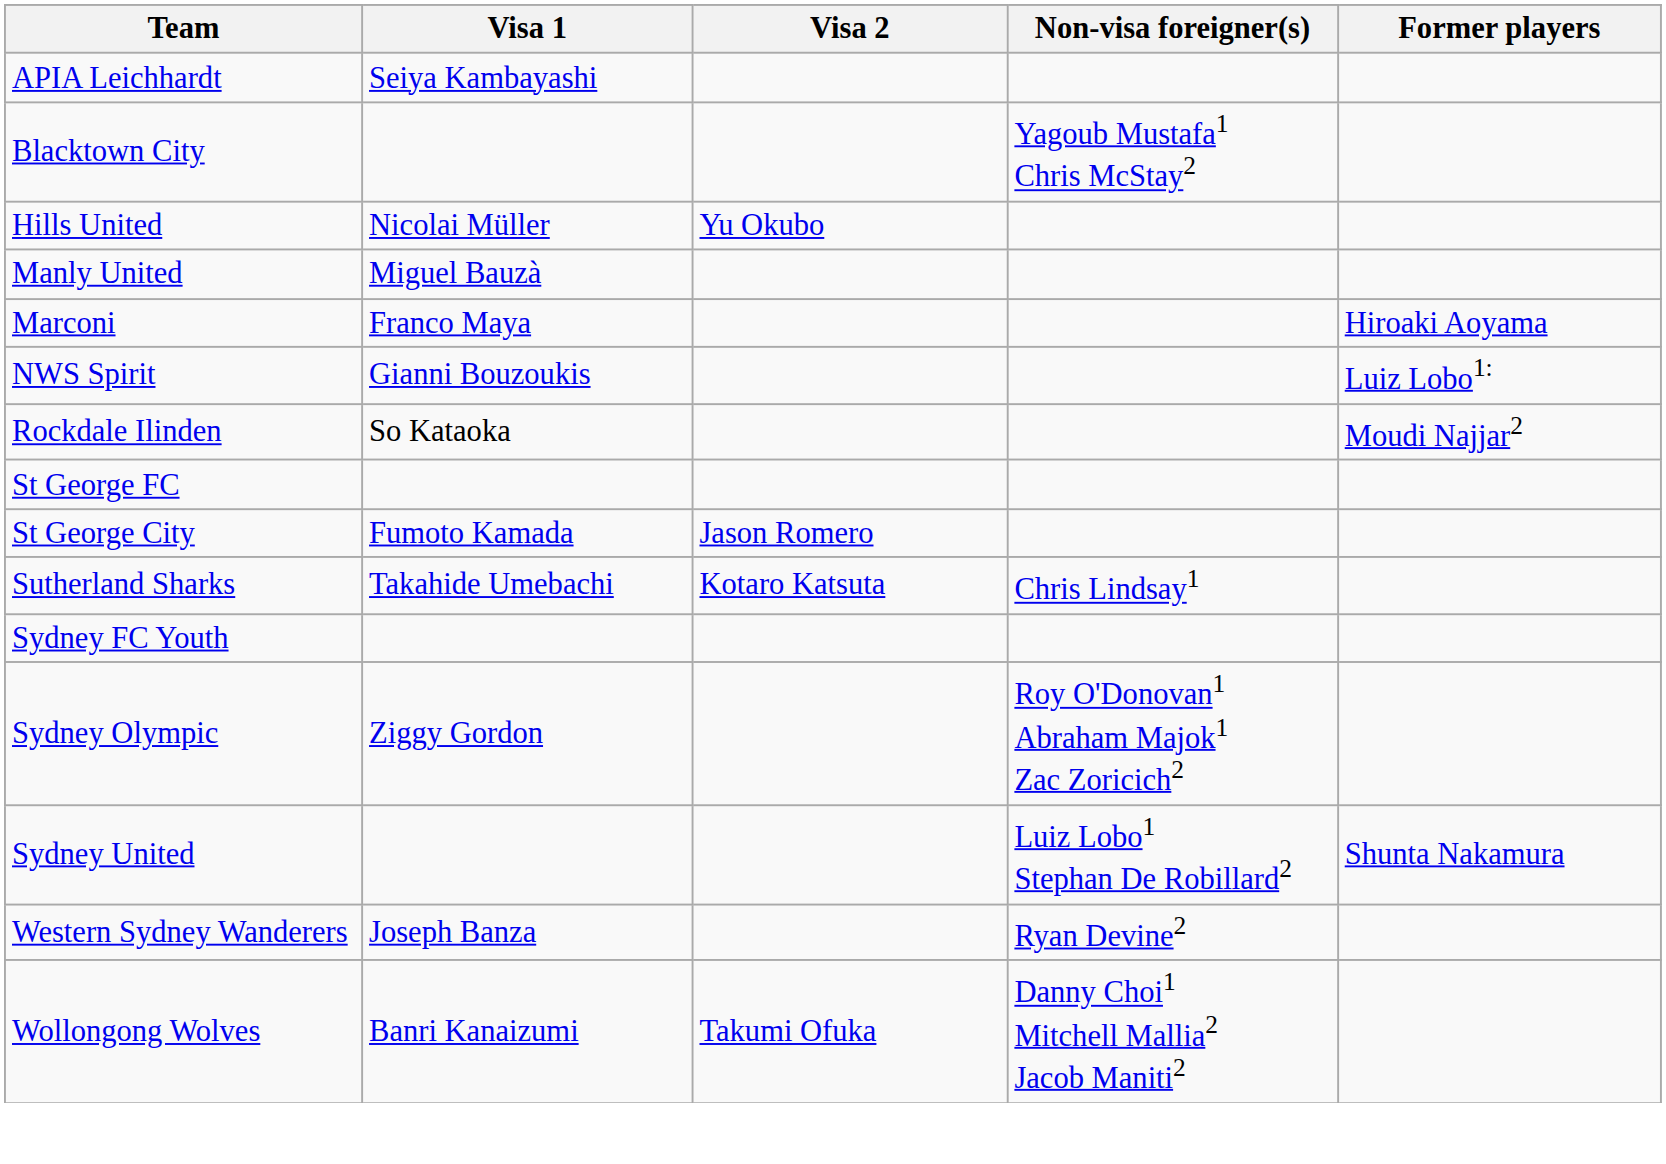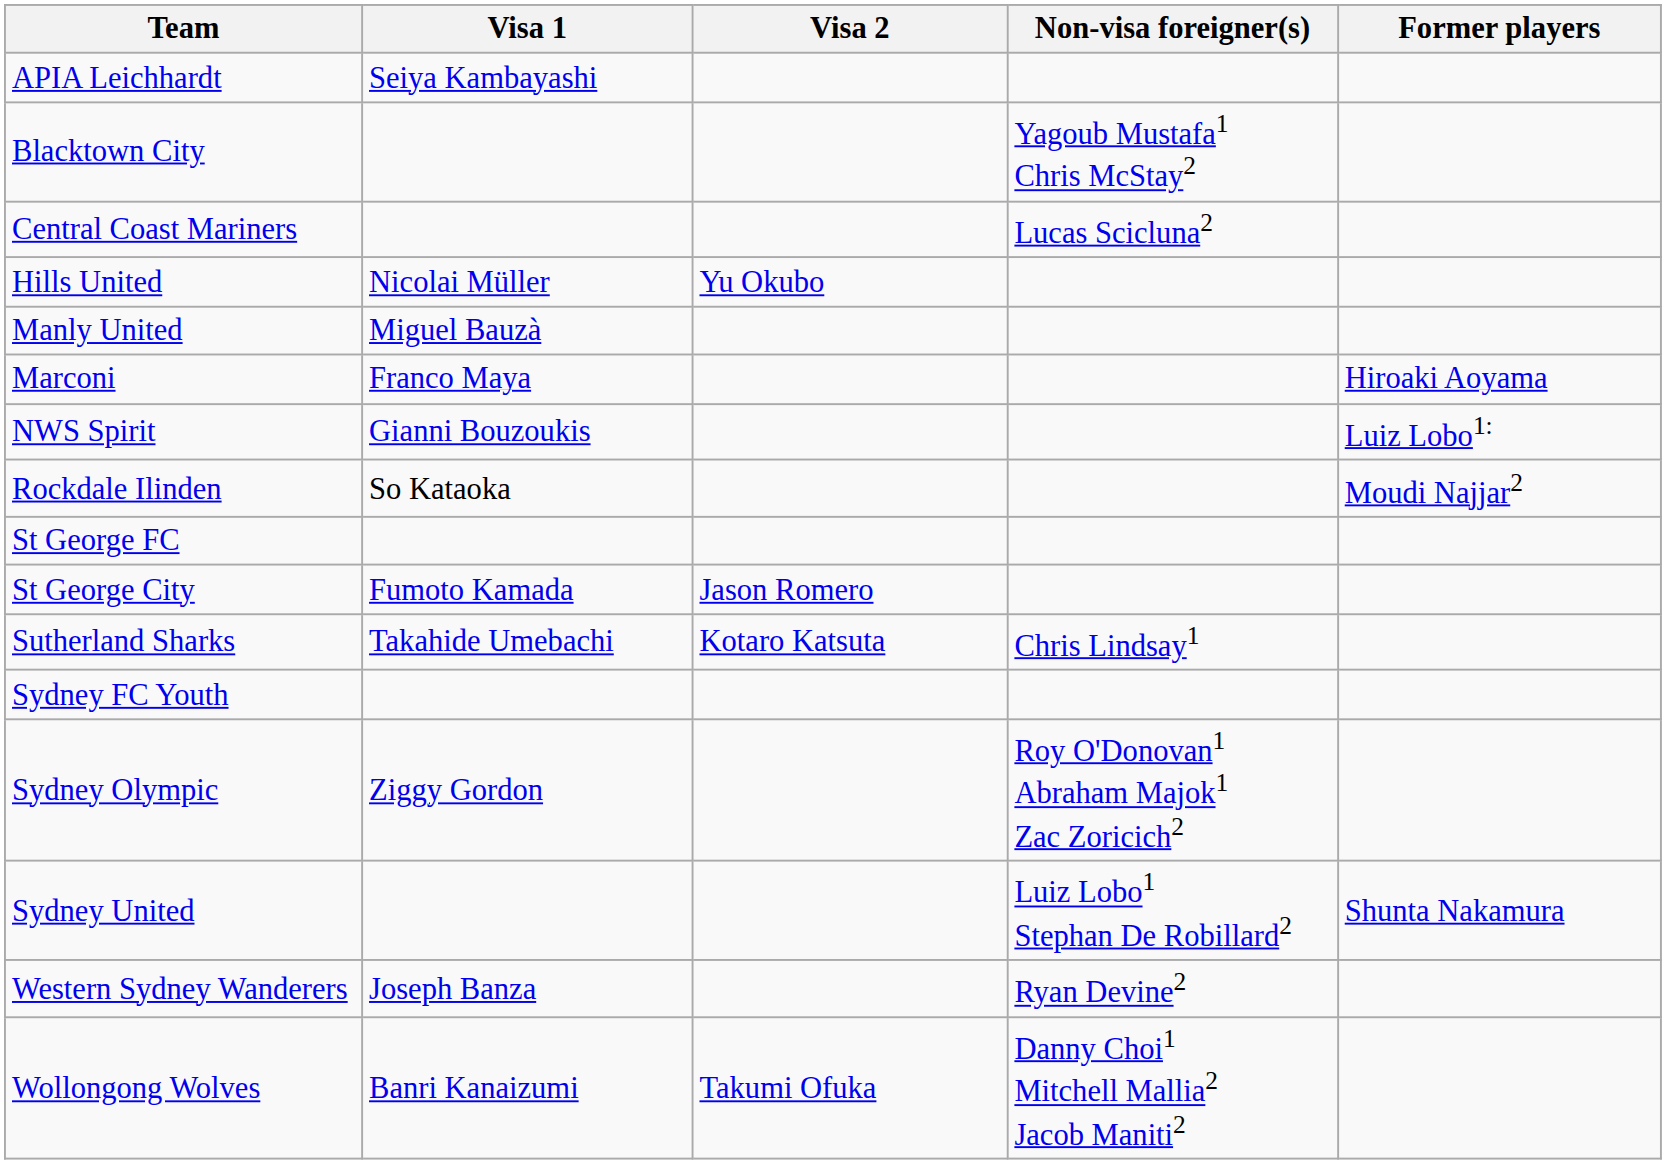+ row: (155, 229)
